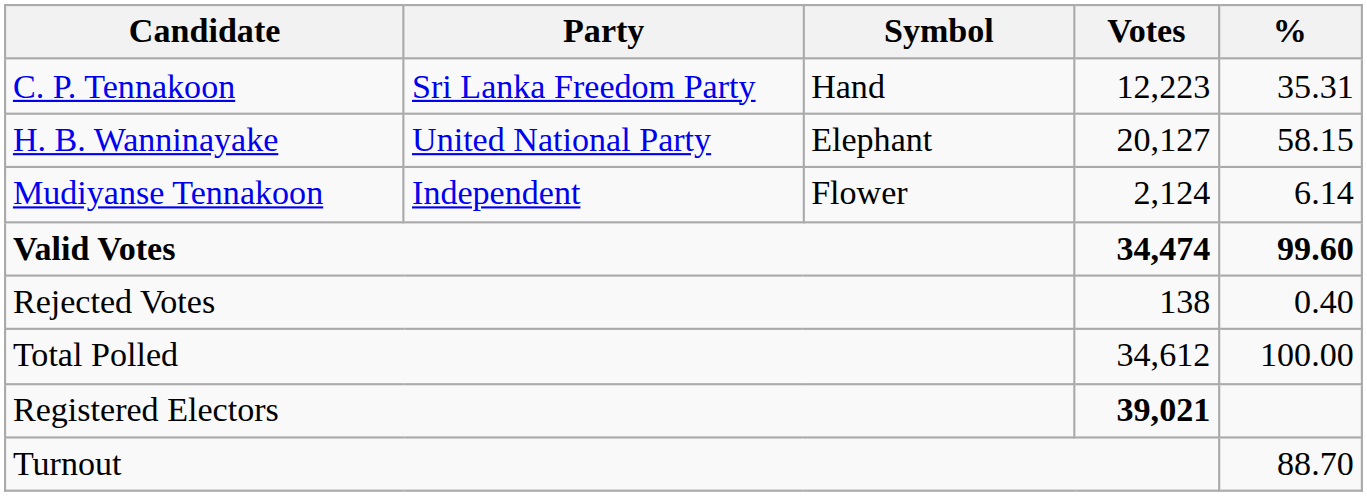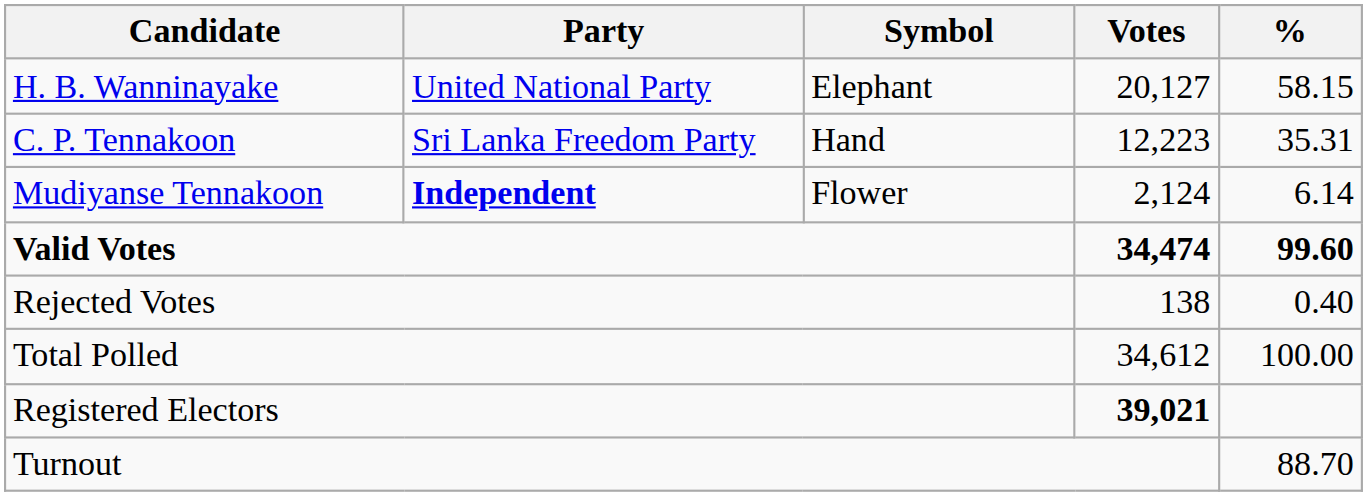rows swapped: (146, 139) <-> (124, 85)
(496, 193) normal -> (504, 193) bold
